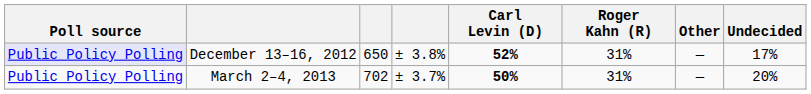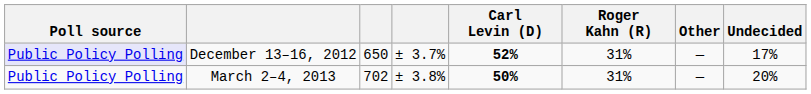(420, 55) ± 3.8% -> (420, 55) ± 3.7%
(420, 77) ± 3.7% -> (420, 77) ± 3.8%
